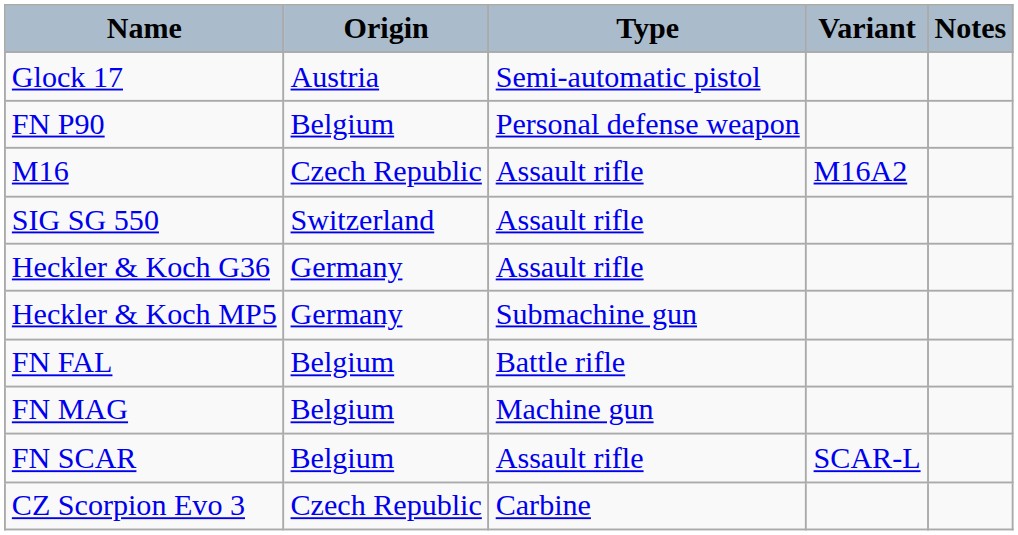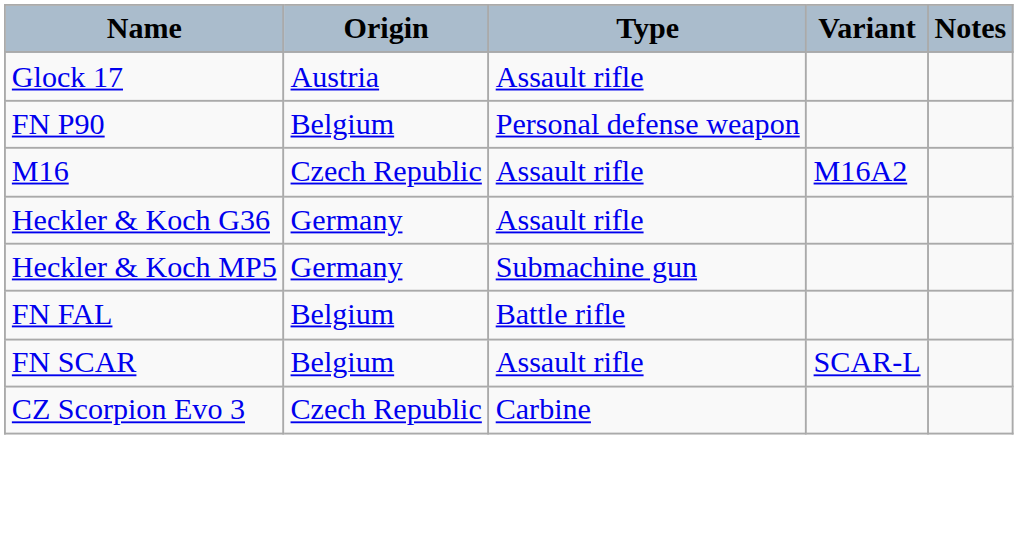(628, 76) Semi-automatic pistol -> (570, 76) Assault rifle
- row: (85, 219)
- row: (70, 409)
